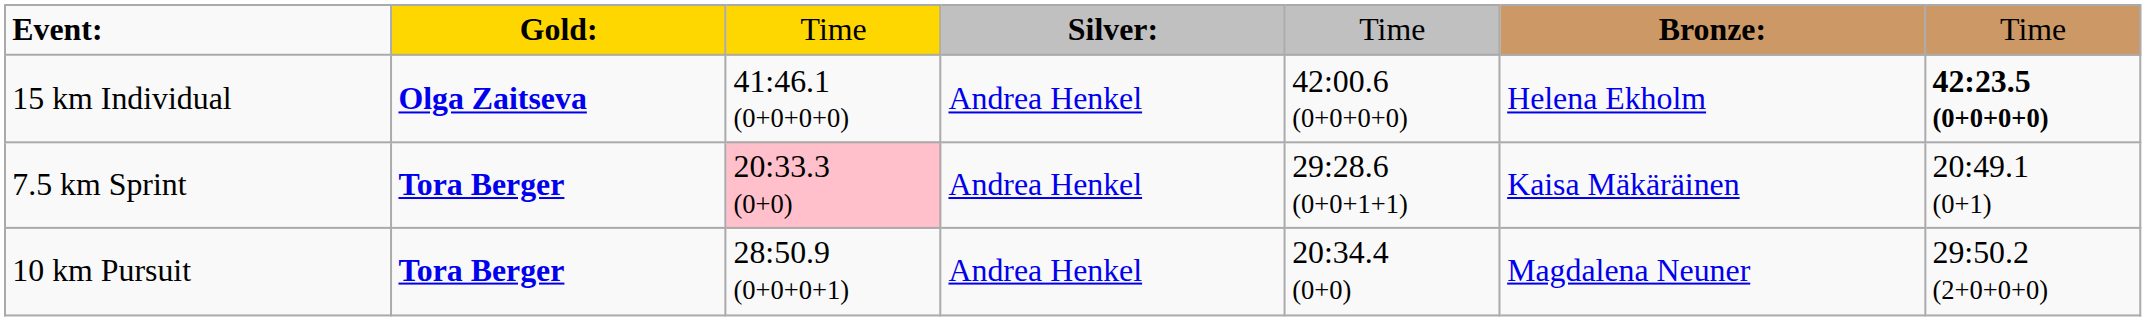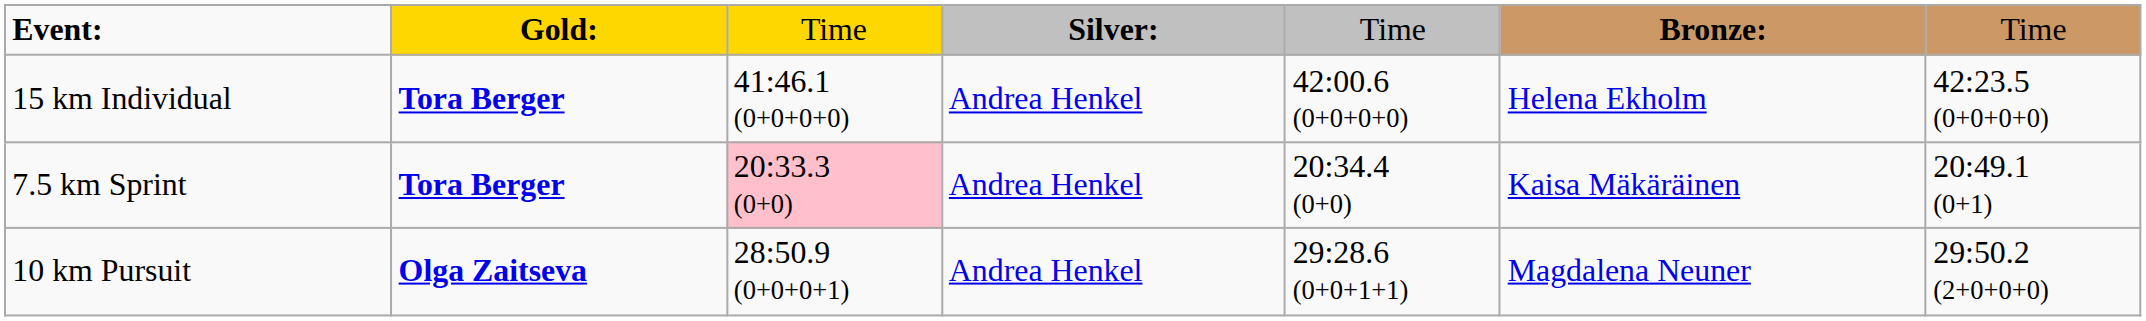(493, 98) Olga Zaitseva -> (482, 98) Tora Berger
(1991, 98) bold -> (1991, 98) normal
(1350, 184) 29:28.6 (0+0+1+1) -> (1341, 184) 20:34.4 (0+0)
(481, 270) Tora Berger -> (493, 270) Olga Zaitseva
(1340, 270) 20:34.4 (0+0) -> (1350, 270) 29:28.6 (0+0+1+1)
